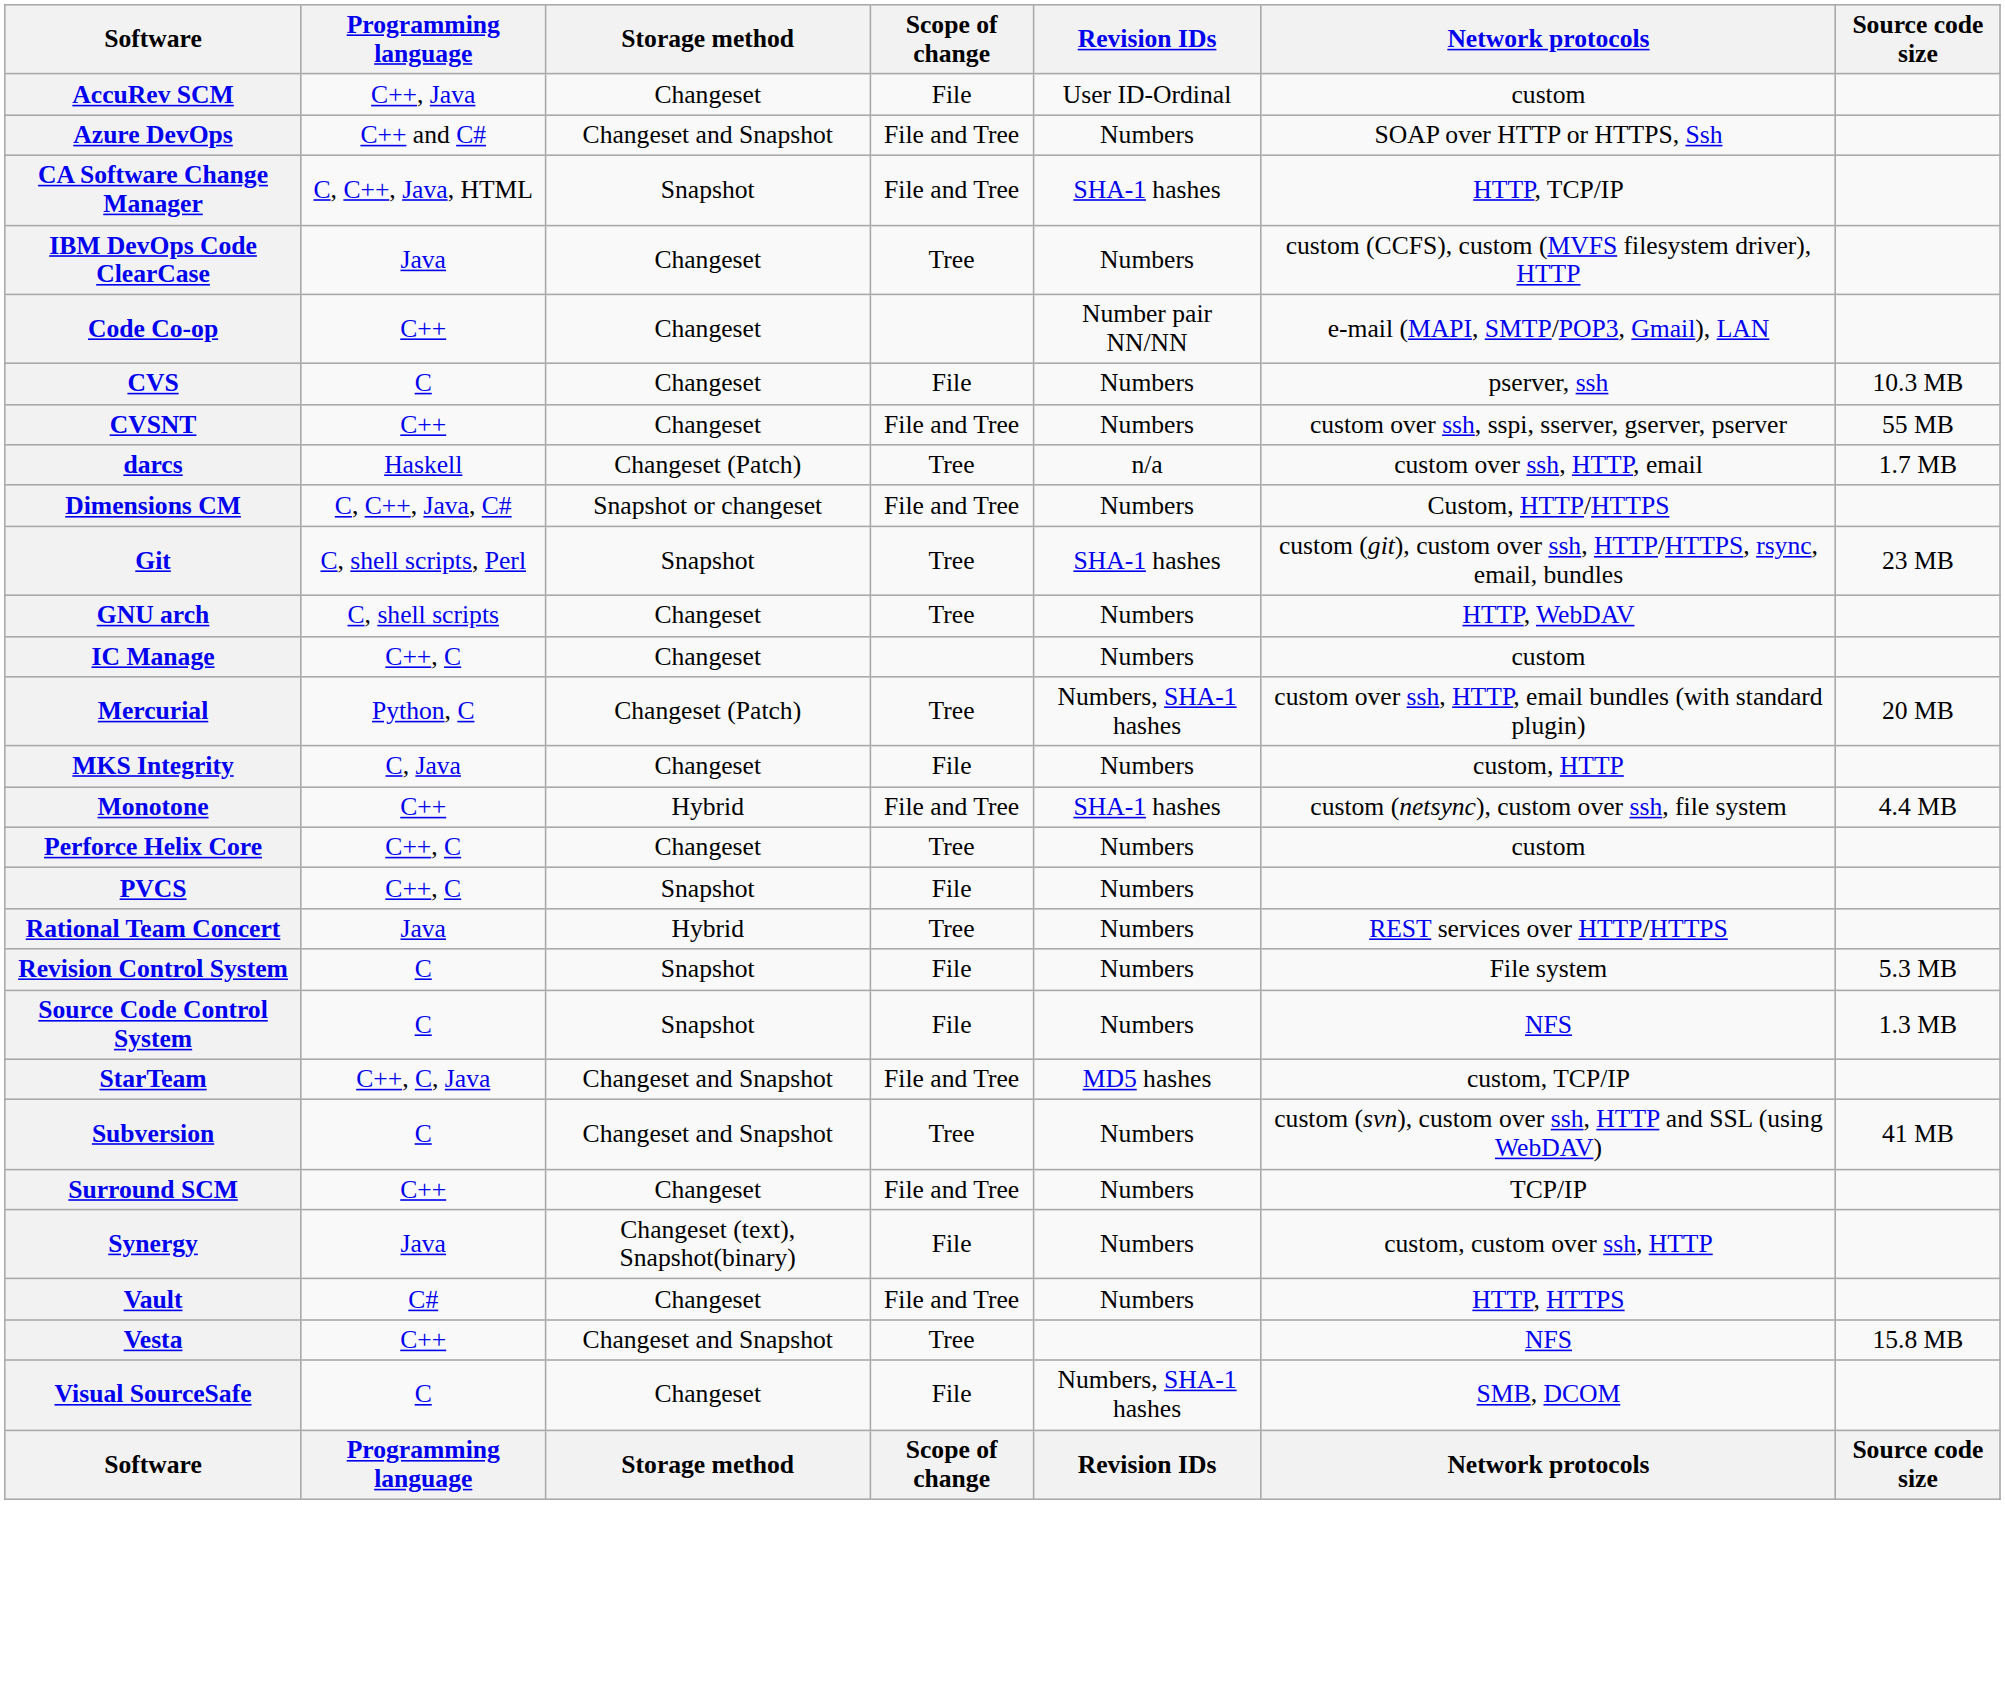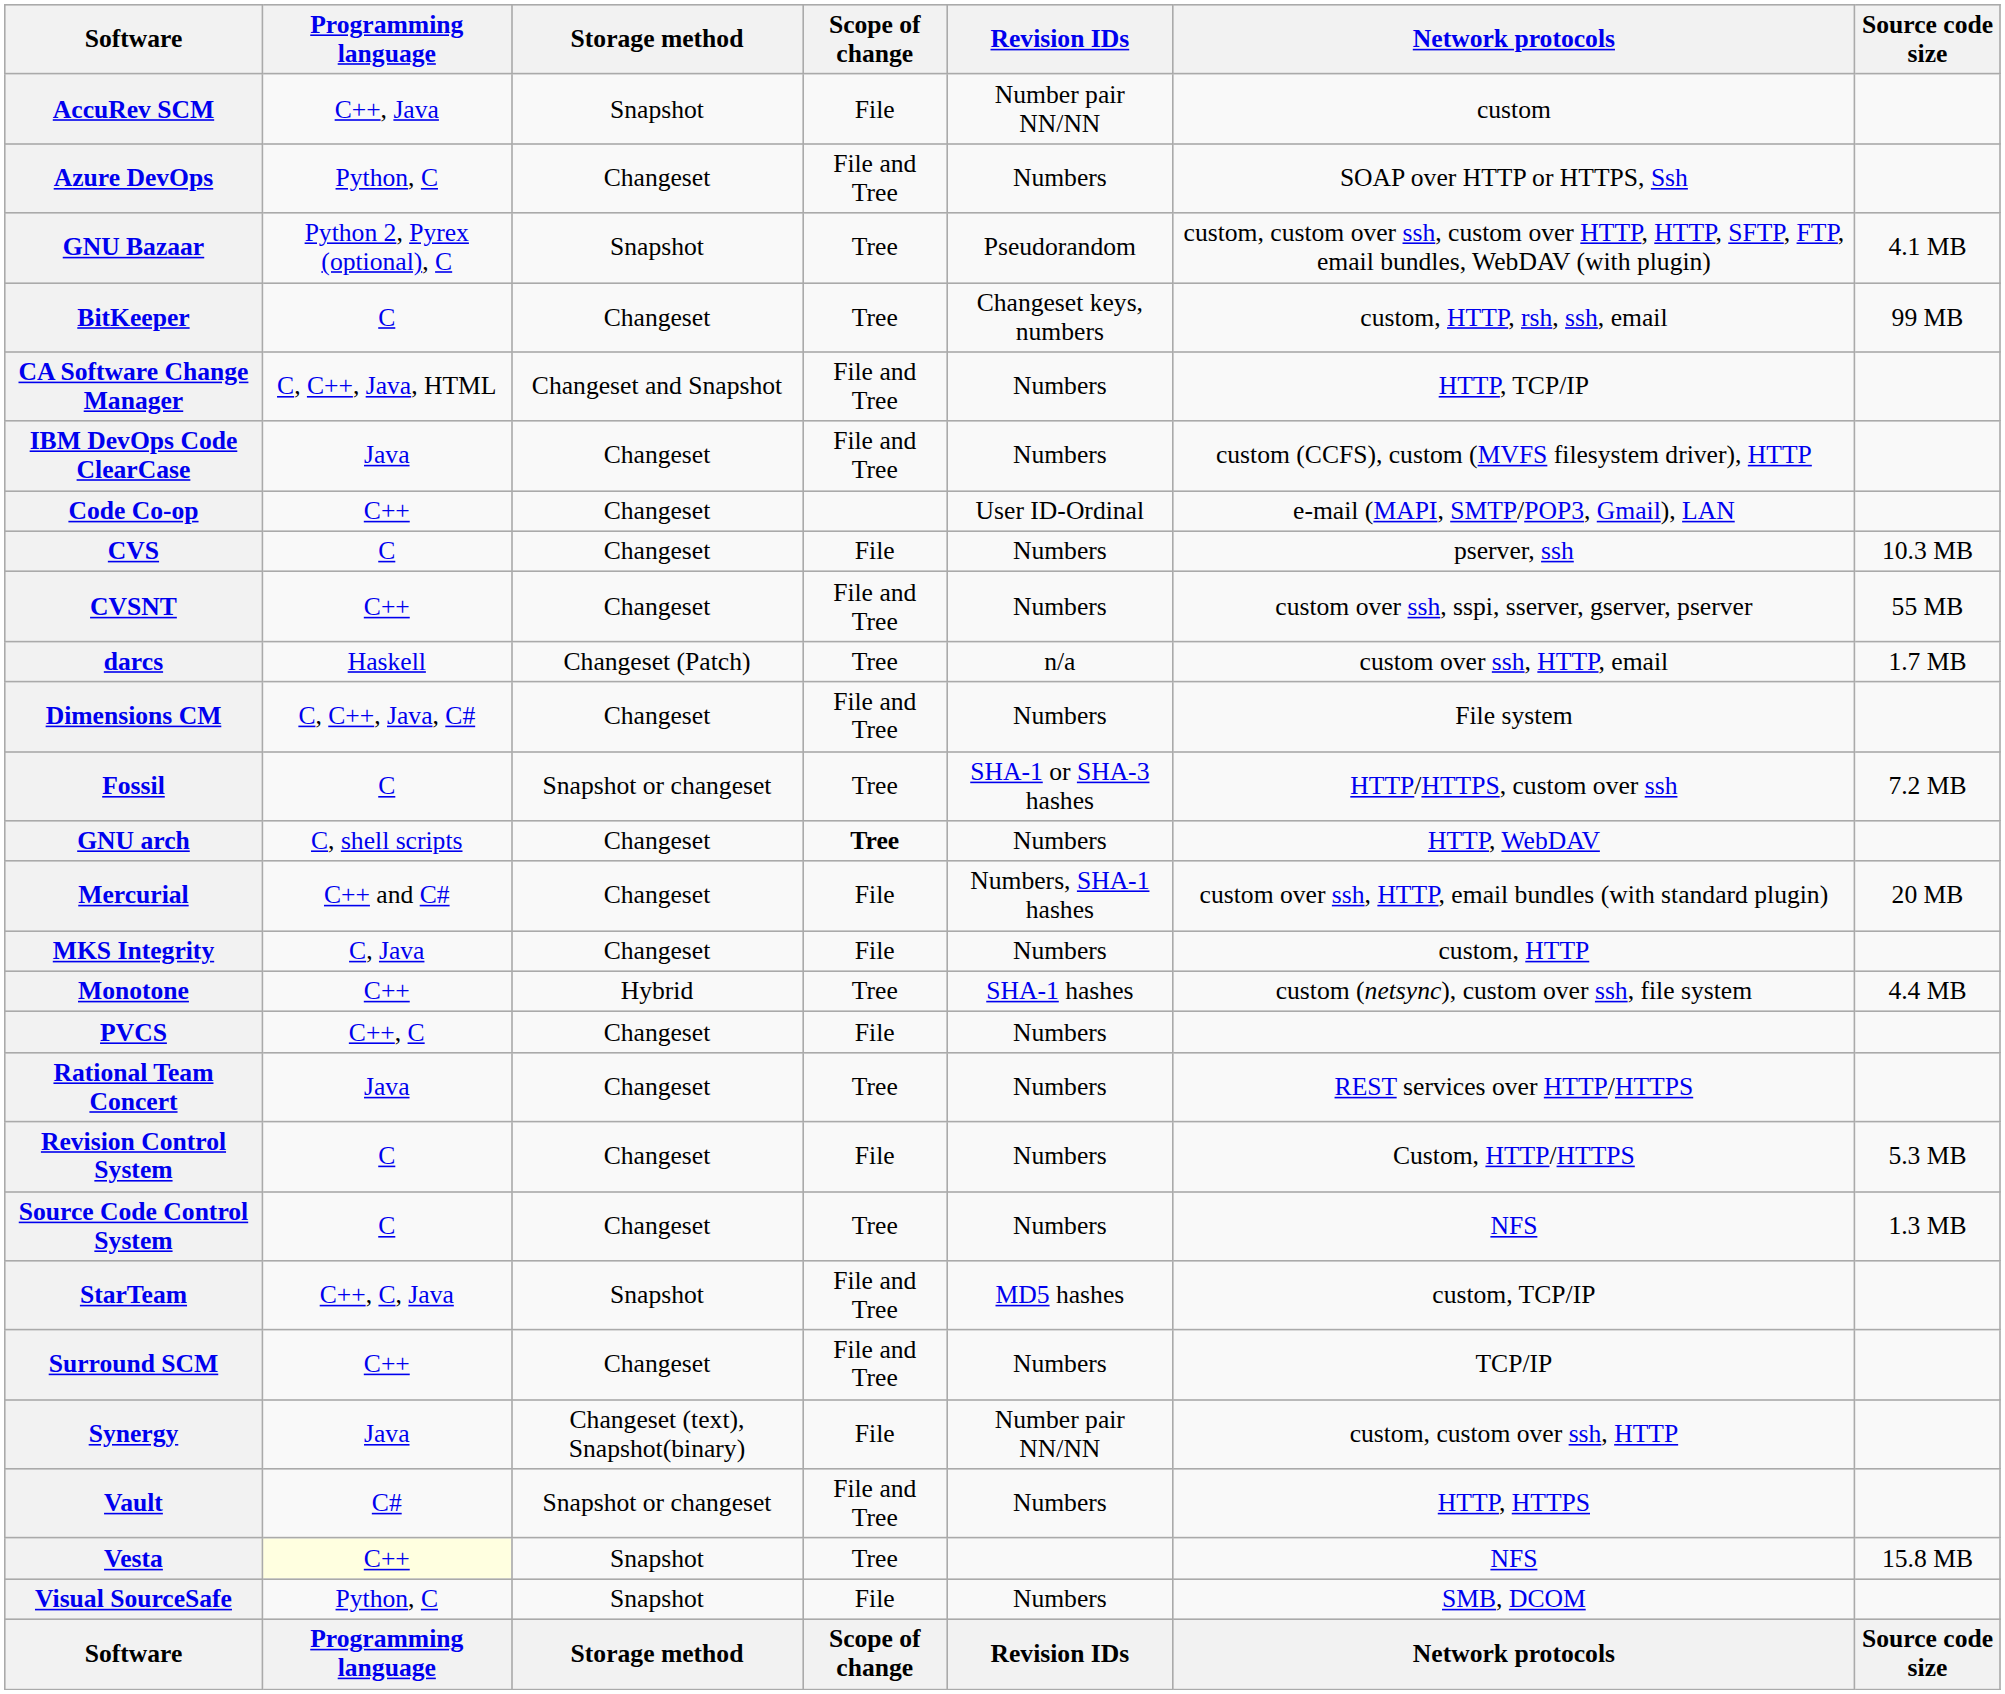(708, 94) Changeset -> (657, 108) Snapshot
(1147, 94) User ID-Ordinal -> (1060, 108) Number pair NN/NN
(423, 134) C++ and C# -> (387, 178) Python, C
(708, 134) Changeset and Snapshot -> (657, 178) Changeset
+ row: (133, 247)
+ row: (133, 316)
(708, 189) Snapshot -> (657, 386) Changeset and Snapshot
(1147, 189) SHA-1 hashes -> (1060, 386) Numbers
(952, 259) Tree -> (875, 455) File and Tree
(1147, 328) Number pair NN/NN -> (1060, 510) User ID-Ordinal
(708, 505) Snapshot or changeset -> (657, 716) Changeset
(1548, 505) Custom, HTTP/HTTPS -> (1514, 716) File system
+ row: (133, 785)
- row: (153, 560)
(952, 615) normal -> (875, 840) bold
- row: (153, 656)
(423, 711) Python, C -> (387, 895) C++ and C#
(708, 711) Changeset (Patch) -> (657, 895) Changeset
(952, 711) Tree -> (875, 895) File
(952, 806) File and Tree -> (875, 991) Tree
- row: (153, 847)
(708, 887) Snapshot -> (657, 1031) Changeset
(708, 928) Hybrid -> (657, 1086) Changeset
(708, 969) Snapshot -> (657, 1156) Changeset
(1548, 969) File system -> (1514, 1156) Custom, HTTP/HTTPS
(708, 1024) Snapshot -> (657, 1225) Changeset
(952, 1024) File -> (875, 1225) Tree
(708, 1078) Changeset and Snapshot -> (657, 1294) Snapshot
- row: (153, 1134)
(1147, 1244) Numbers -> (1060, 1433) Number pair NN/NN
(708, 1298) Changeset -> (657, 1503) Snapshot or changeset
(423, 1339) no background -> (387, 1558) lightyellow background
(708, 1339) Changeset and Snapshot -> (657, 1558) Snapshot
(423, 1394) C -> (387, 1598) Python, C
(708, 1394) Changeset -> (657, 1598) Snapshot
(1147, 1394) Numbers, SHA-1 hashes -> (1060, 1598) Numbers
